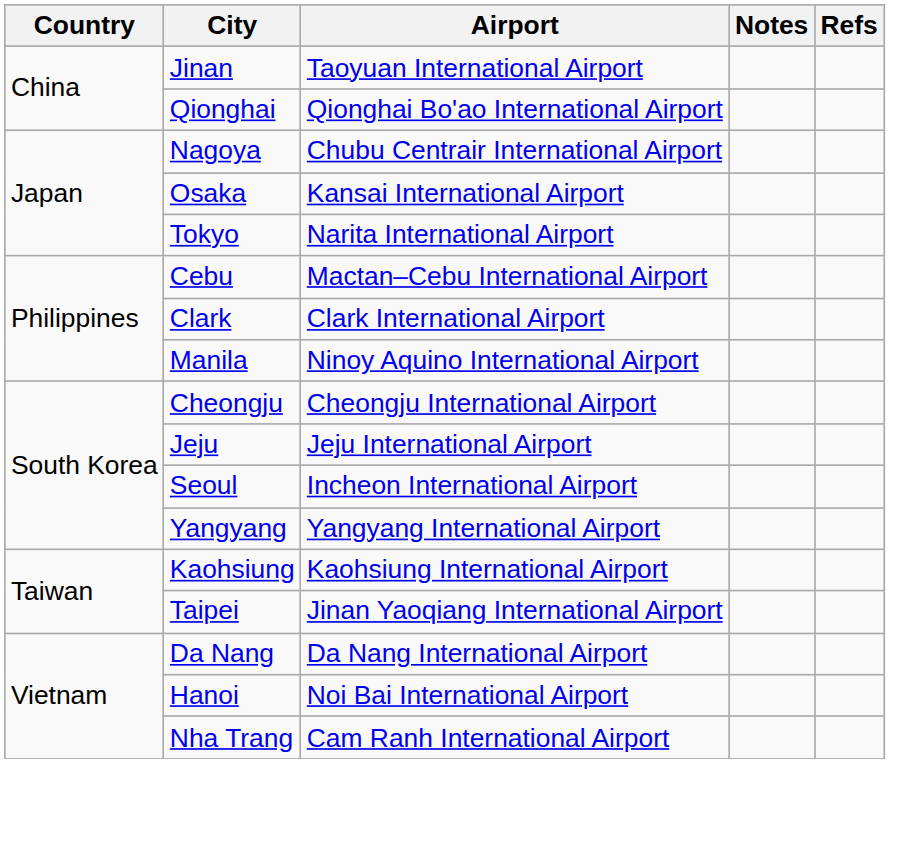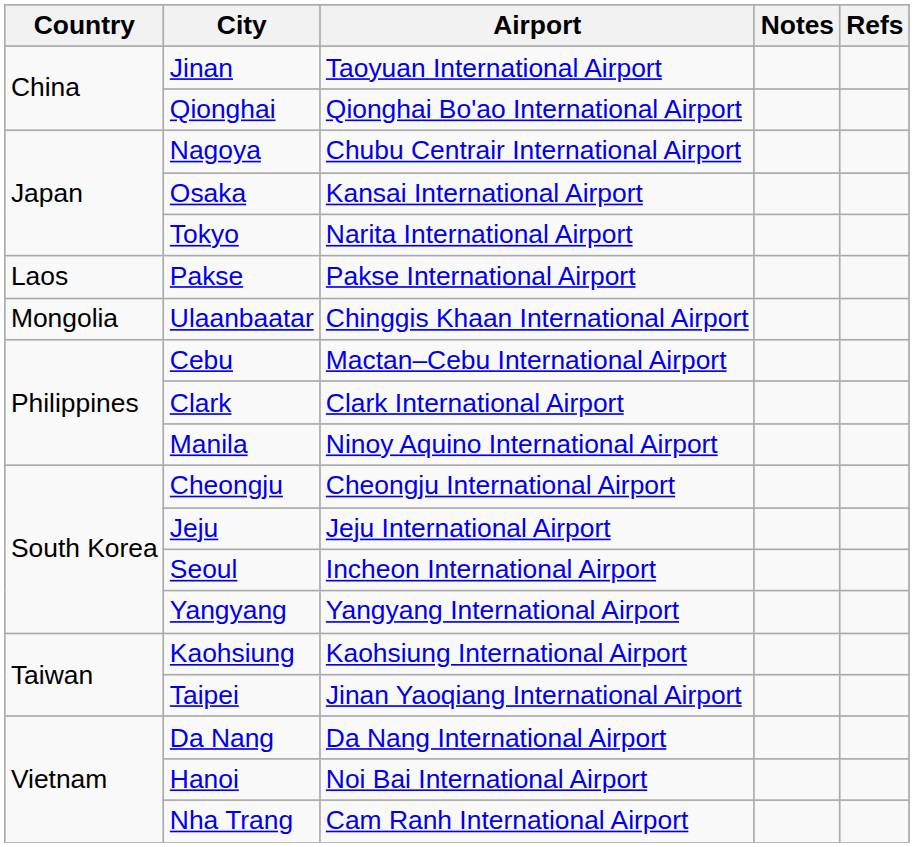+ row: (207, 276)
+ row: (242, 318)
